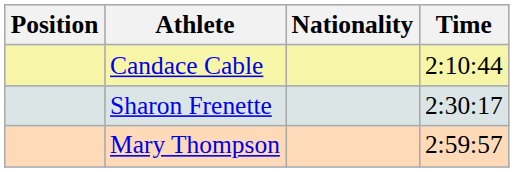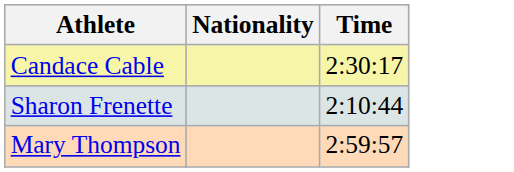- column: (54, 24)
(464, 65) 2:10:44 -> (364, 65) 2:30:17
(464, 105) 2:30:17 -> (364, 105) 2:10:44
